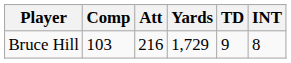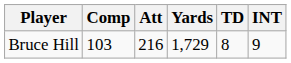(225, 44) 9 -> (225, 44) 8
(256, 44) 8 -> (256, 44) 9
